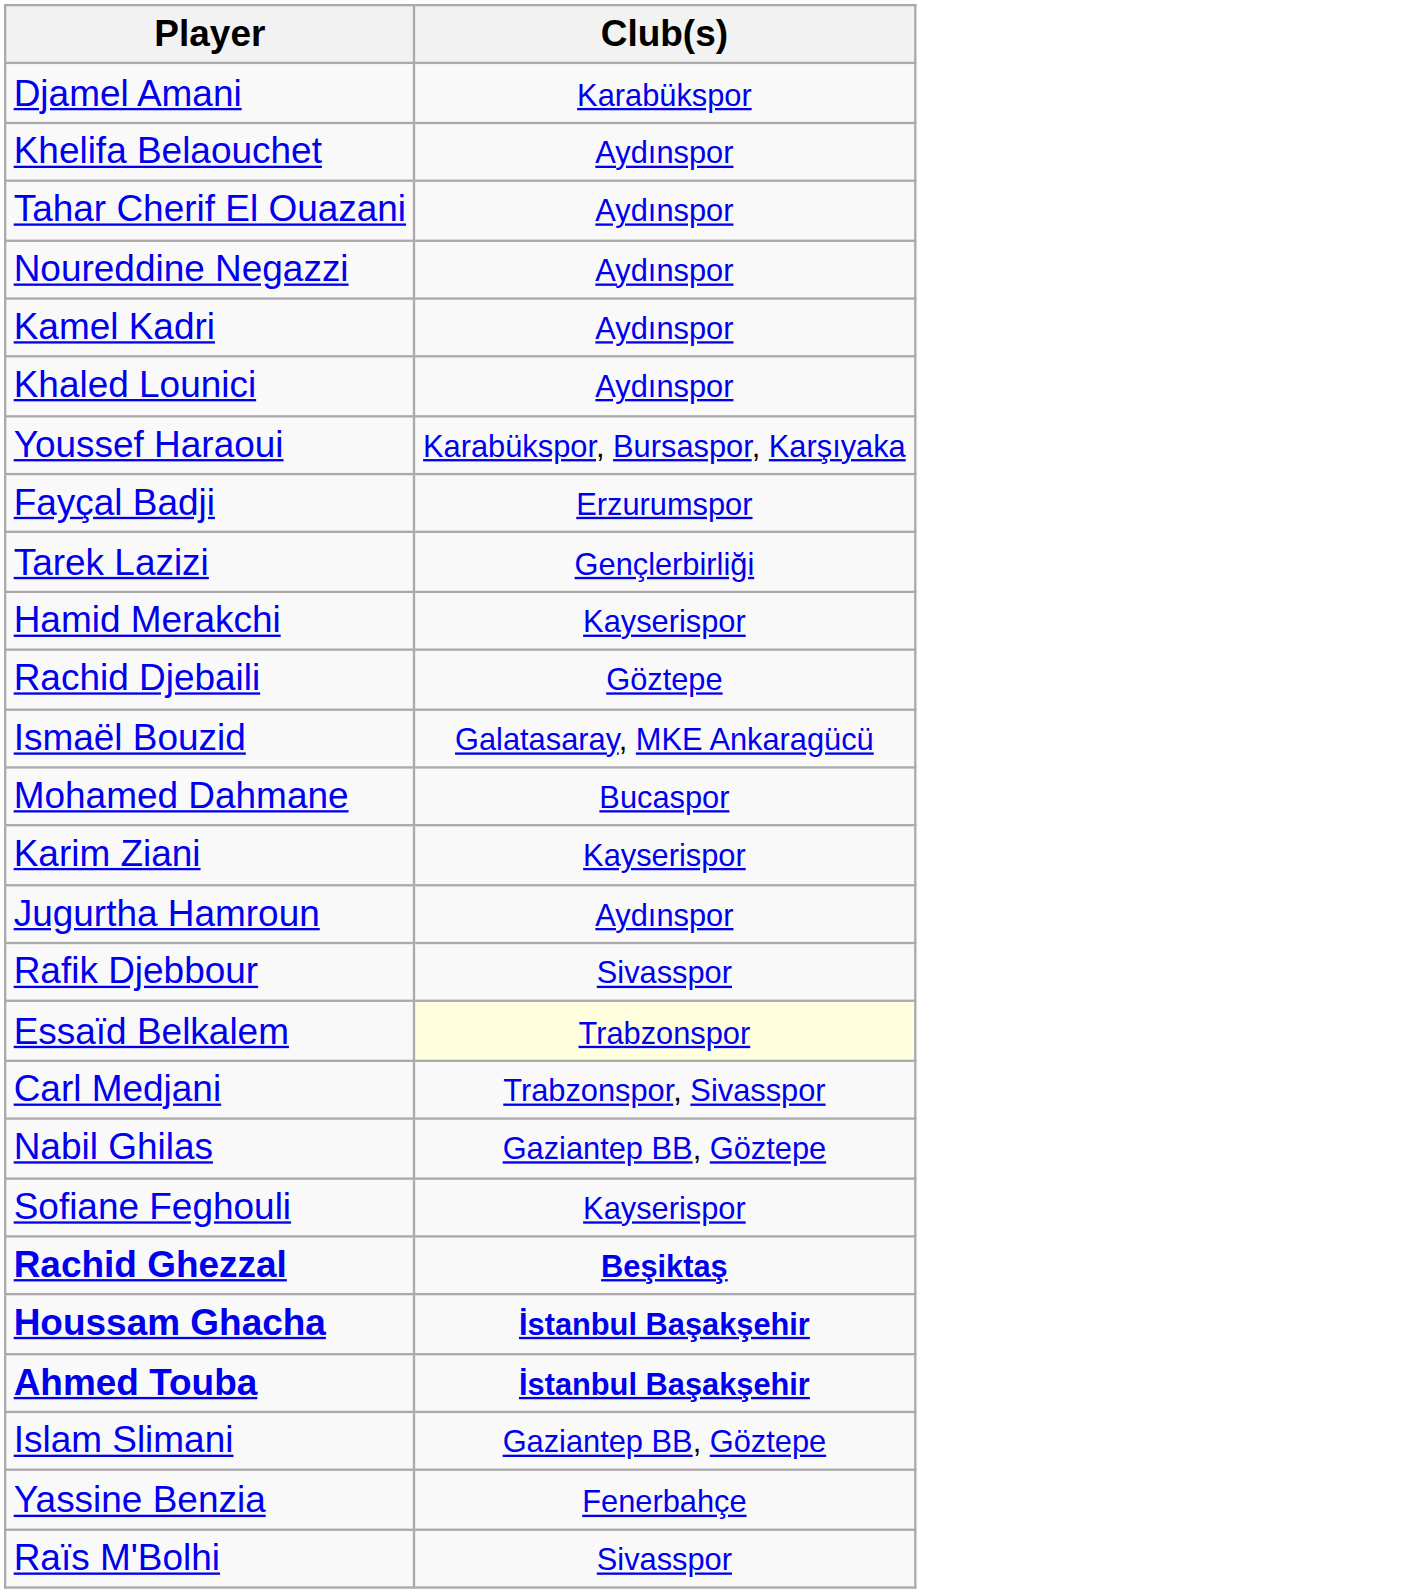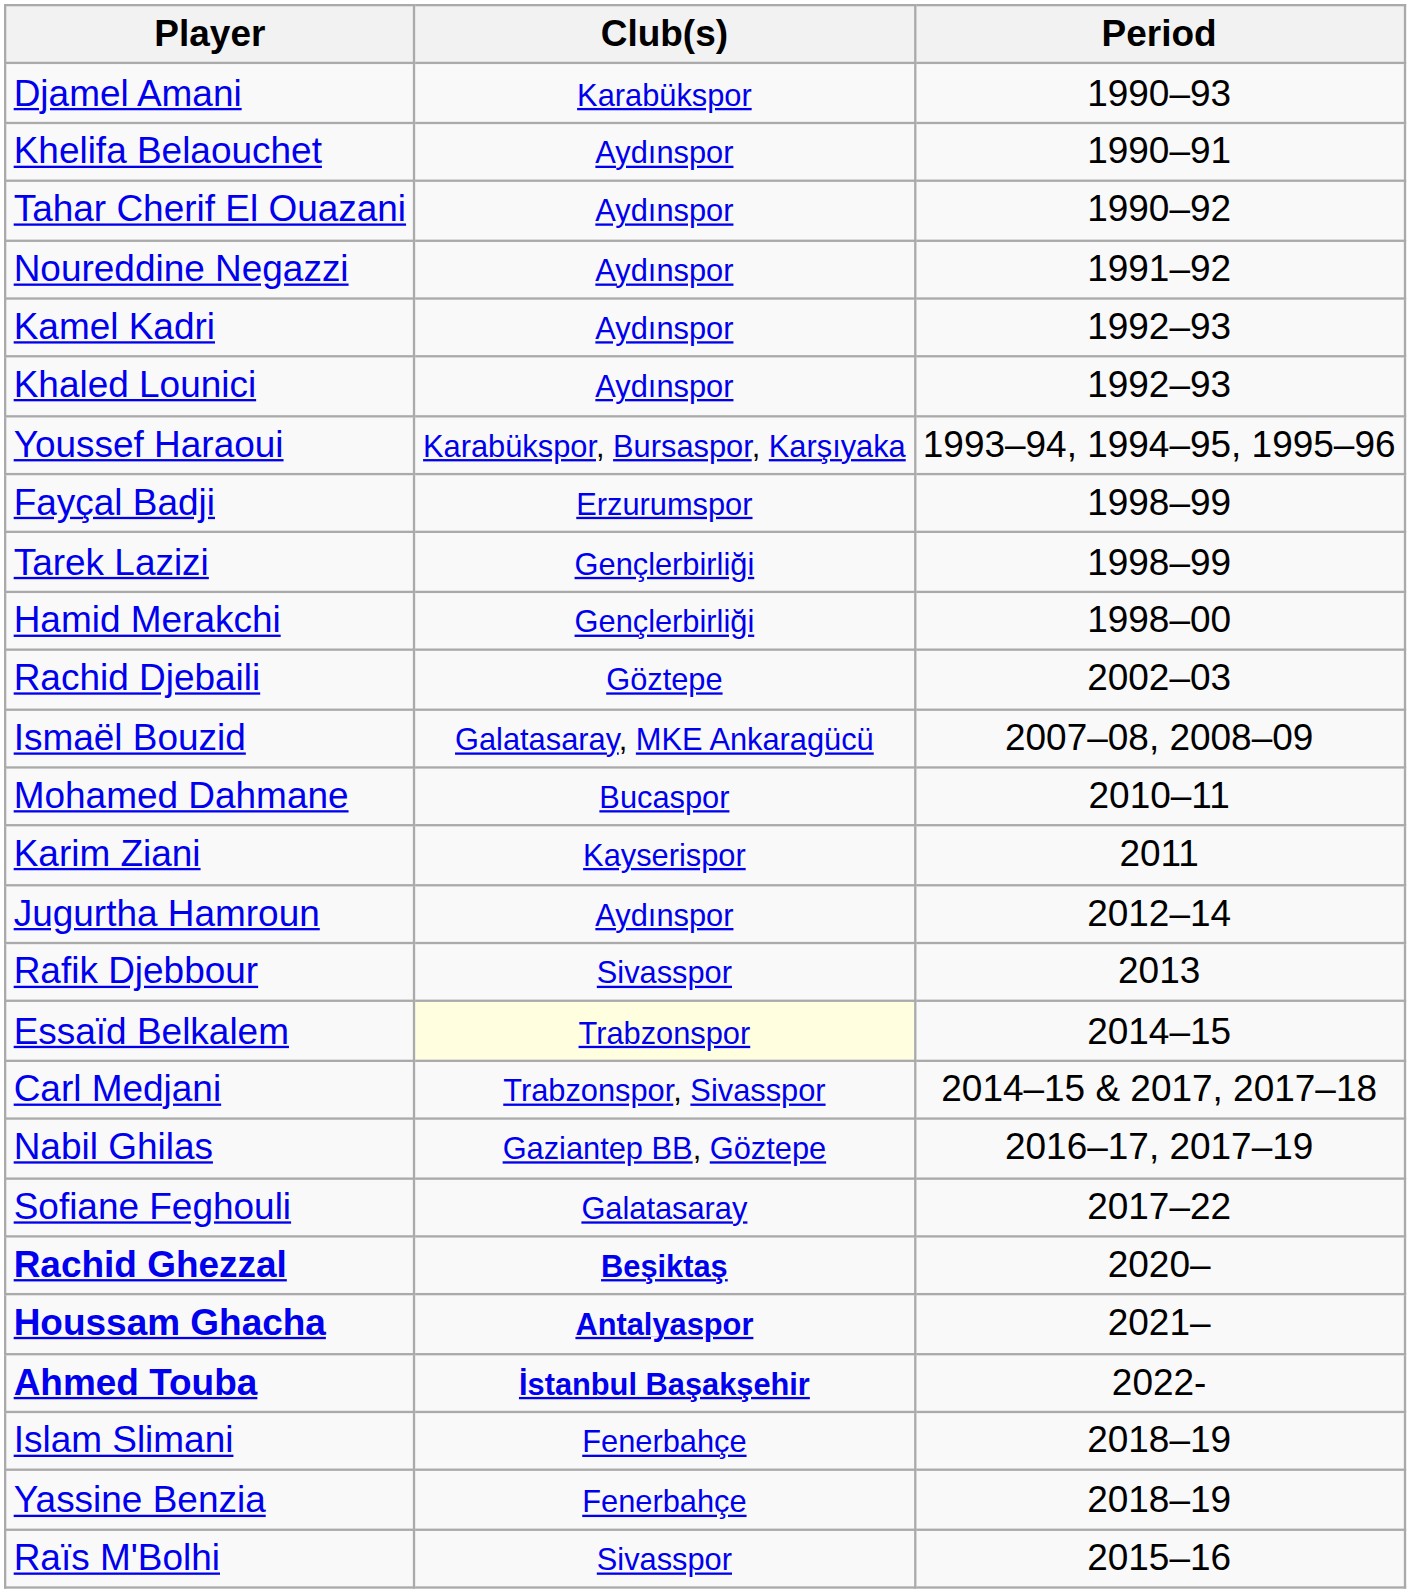+ column: (1159, 33)
(664, 622) Kayserispor -> (664, 622) Gençlerbirliği
(664, 1208) Kayserispor -> (664, 1208) Galatasaray
(664, 1325) İstanbul Başakşehir -> (664, 1325) Antalyaspor
(664, 1442) Gaziantep BB, Göztepe -> (664, 1442) Fenerbahçe
